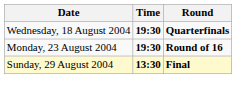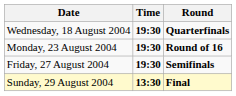+ row: (58, 64)
